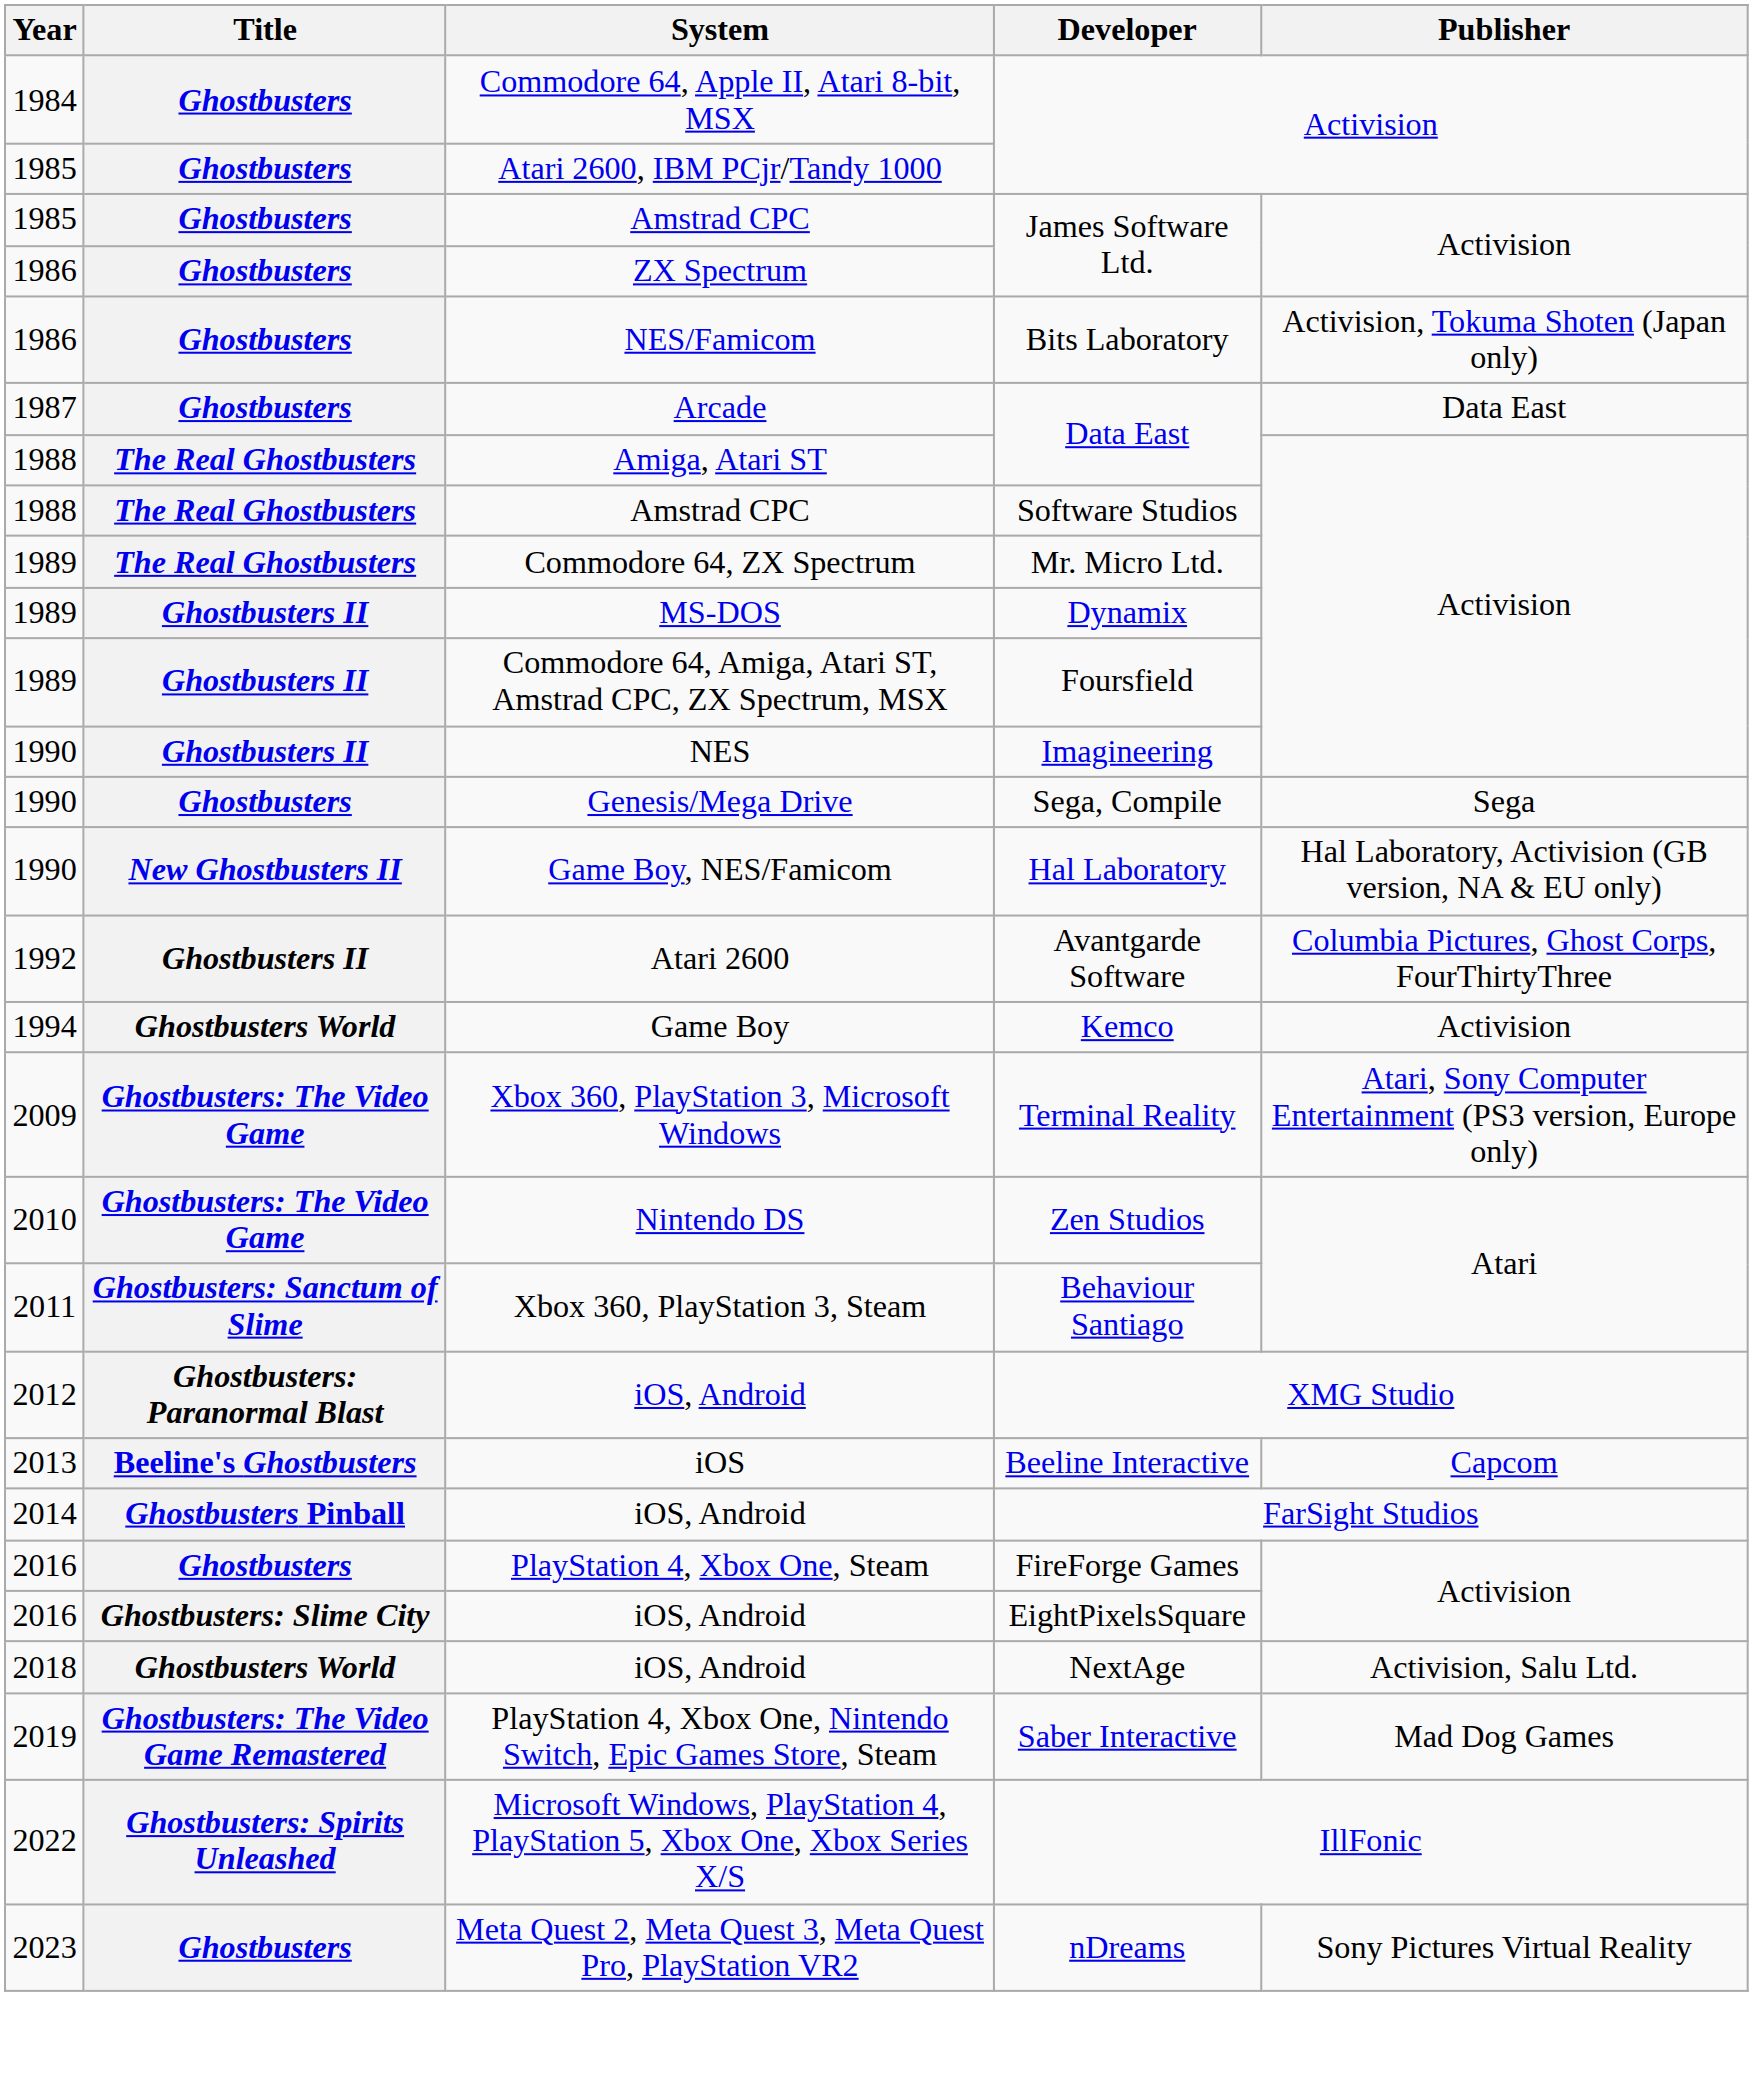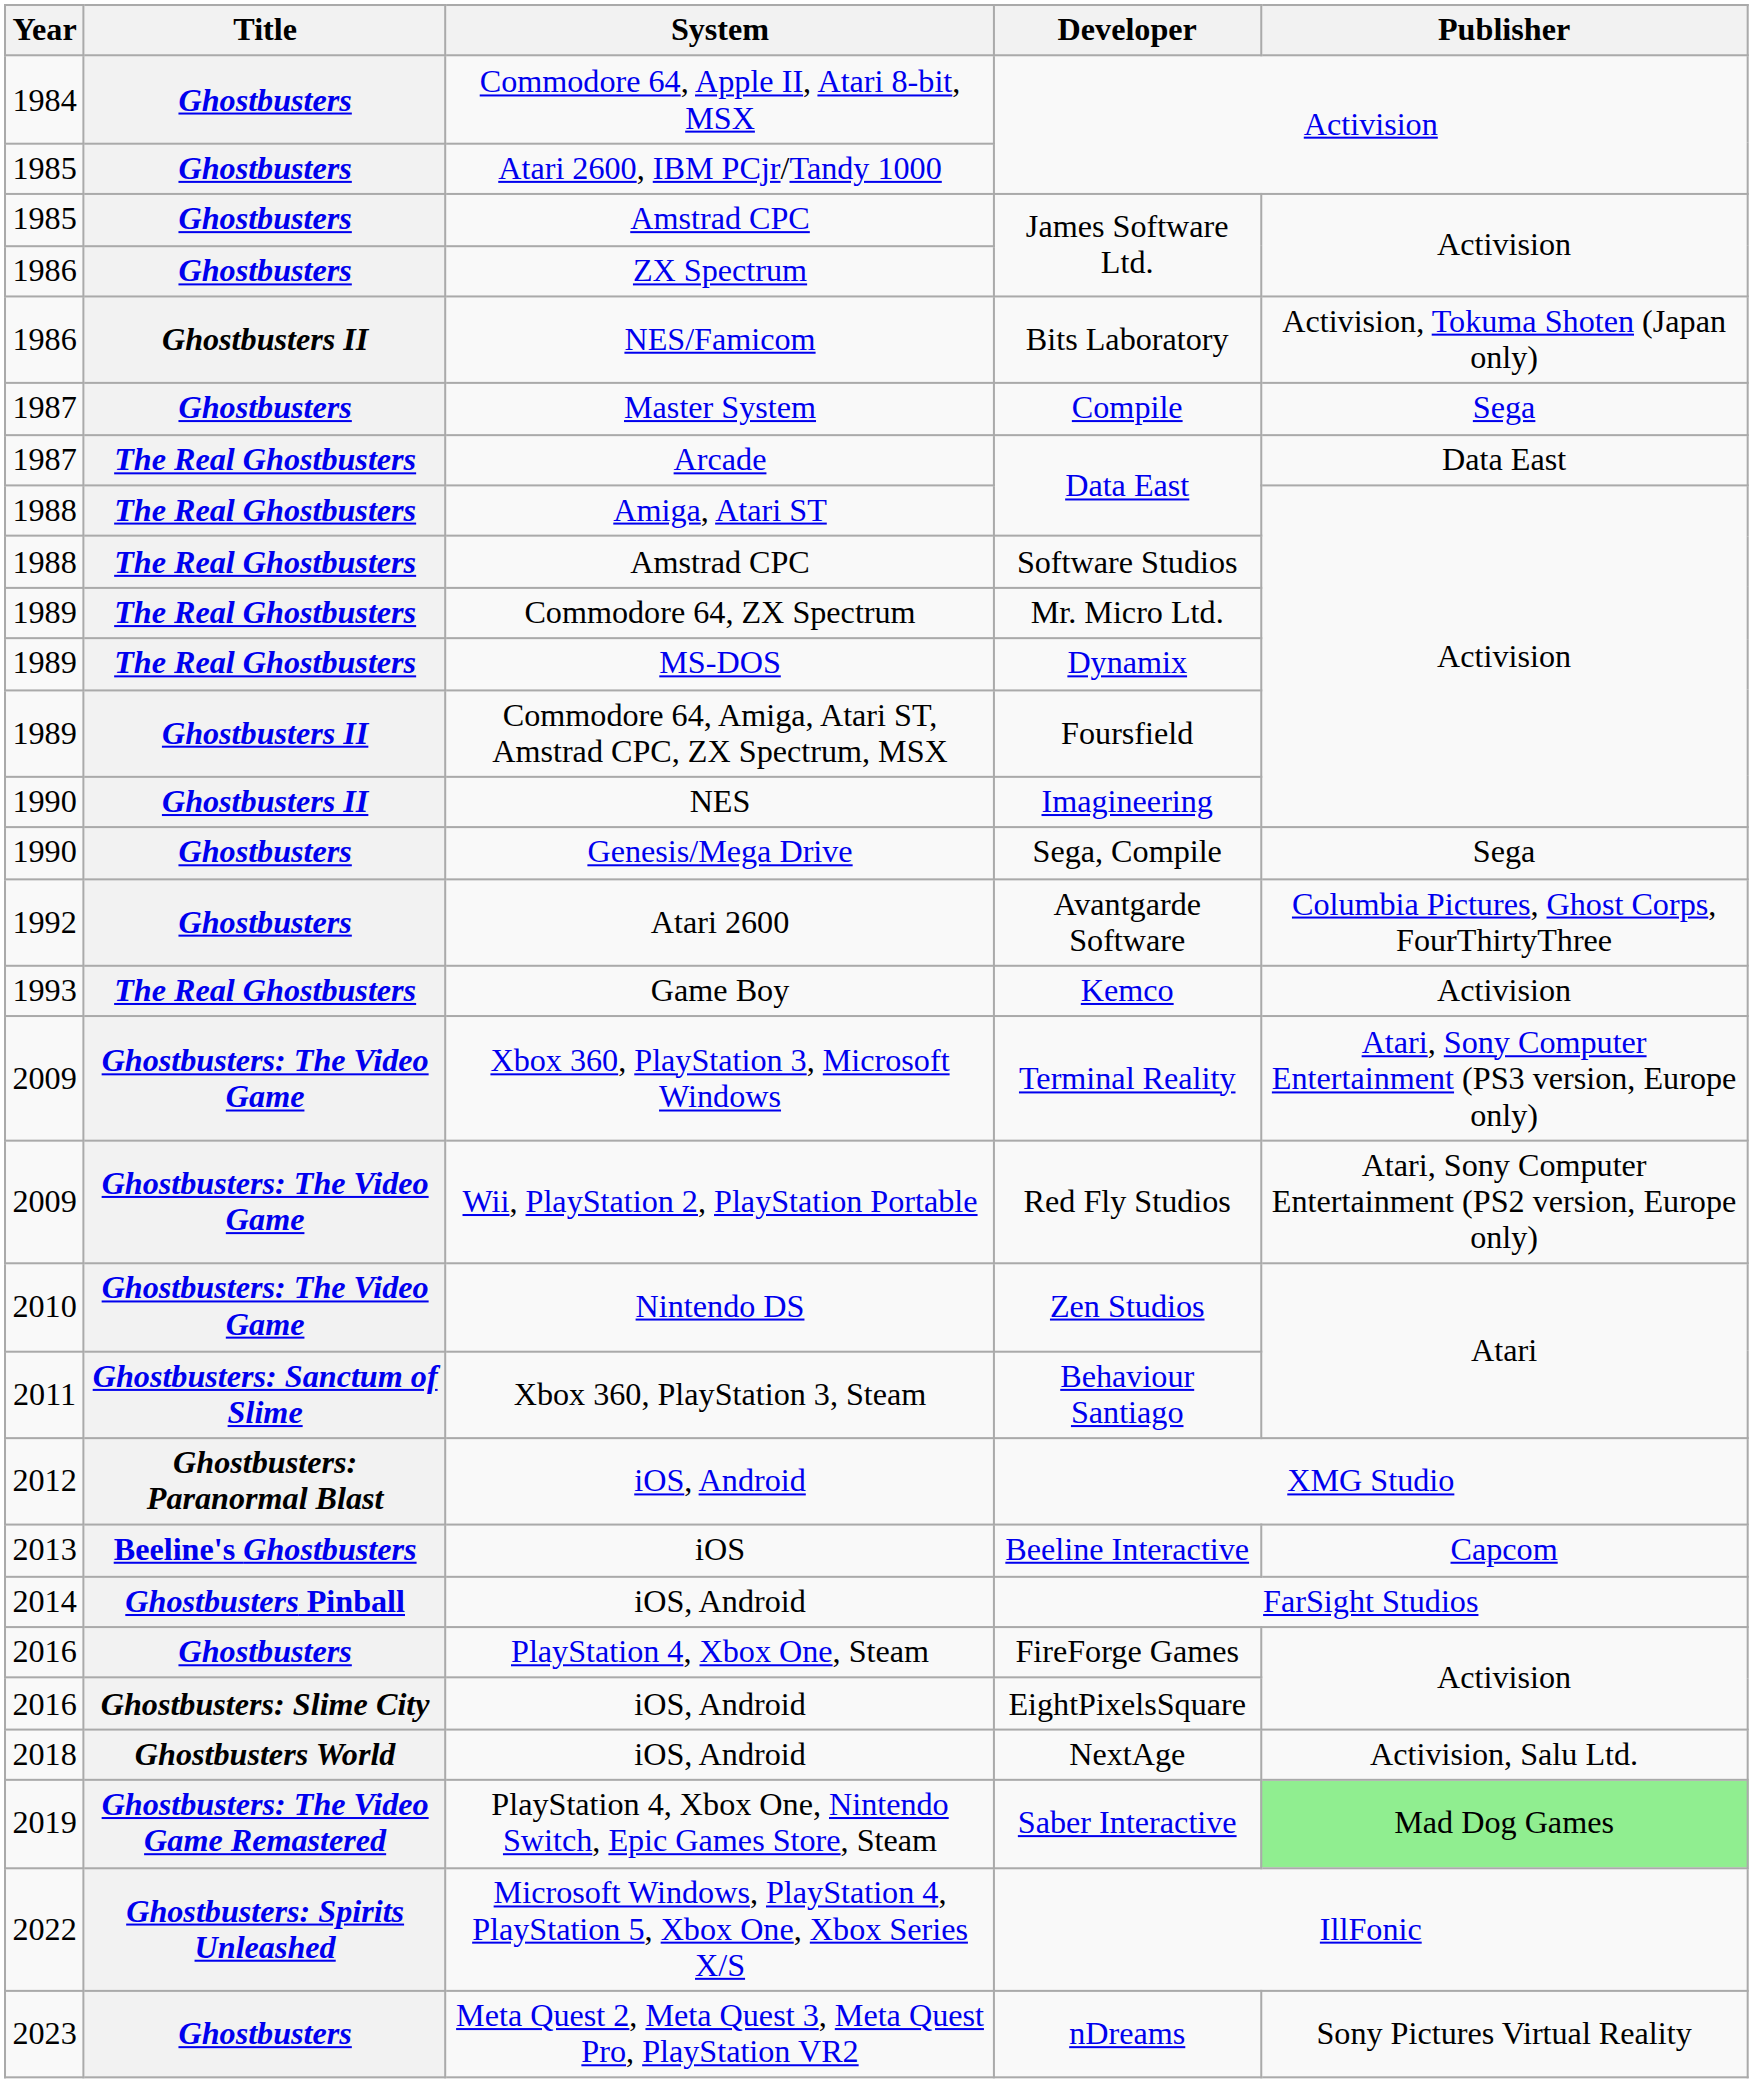(265, 339) Ghostbusters -> (265, 339) Ghostbusters II
+ row: (720, 408)
(265, 408) Ghostbusters -> (265, 459) The Real Ghostbusters
(265, 612) Ghostbusters II -> (265, 663) The Real Ghostbusters
- row: (720, 870)
(265, 957) Ghostbusters II -> (265, 921) Ghostbusters
(45, 1026) 1994 -> (45, 990) 1993
(265, 1026) Ghostbusters World -> (265, 990) The Real Ghostbusters
+ row: (720, 1201)
(1504, 1735) no background -> (1504, 1823) lightgreen background
